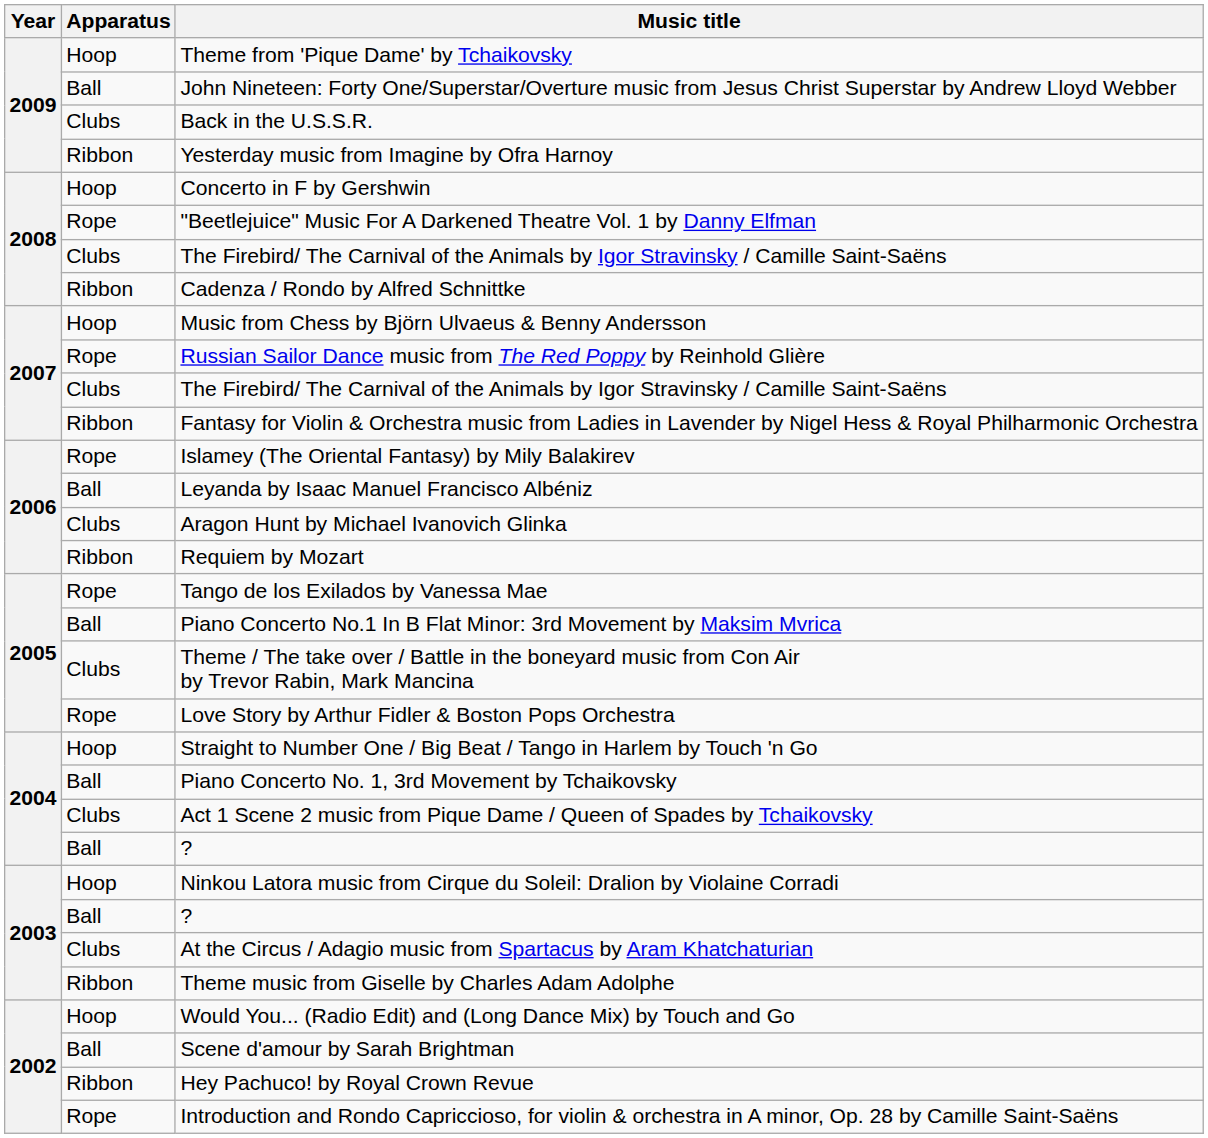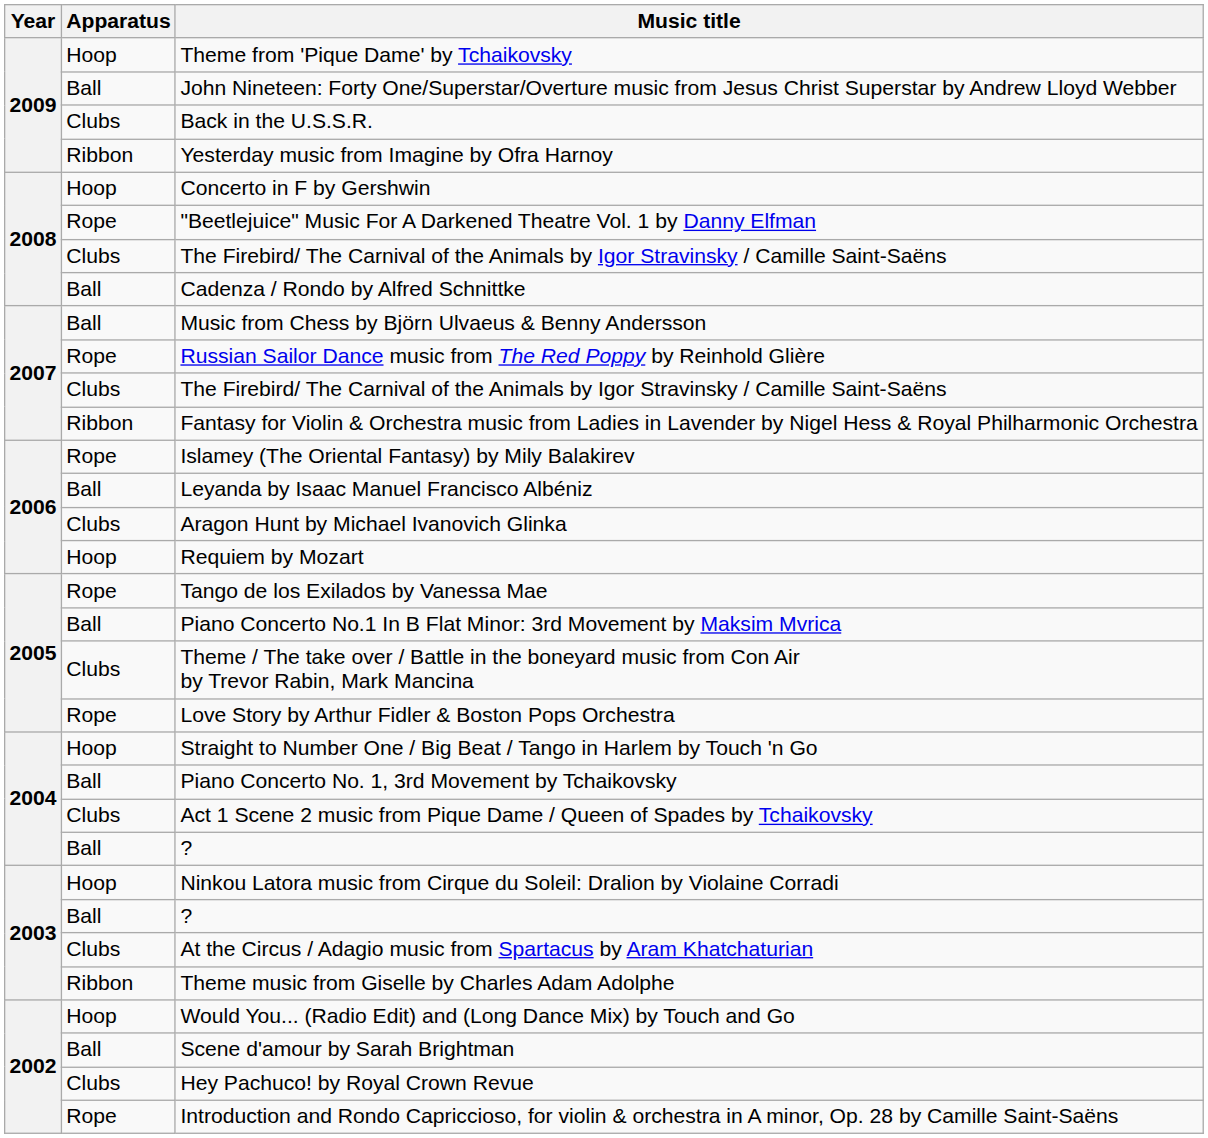(100, 289) Ribbon -> (84, 289) Ball
(91, 322) Hoop -> (84, 322) Ball
(100, 557) Ribbon -> (91, 557) Hoop
(100, 1083) Ribbon -> (93, 1083) Clubs
